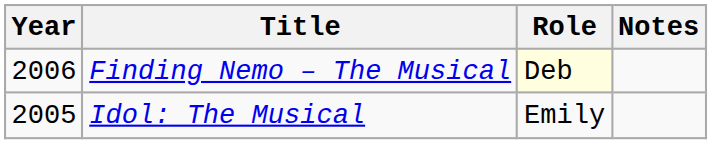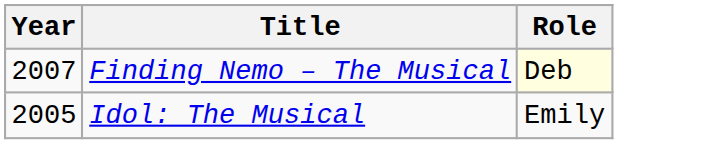- column: (659, 27)
(44, 71) 2006 -> (44, 71) 2007
